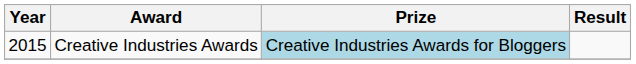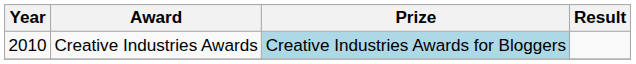(28, 45) 2015 -> (28, 45) 2010
